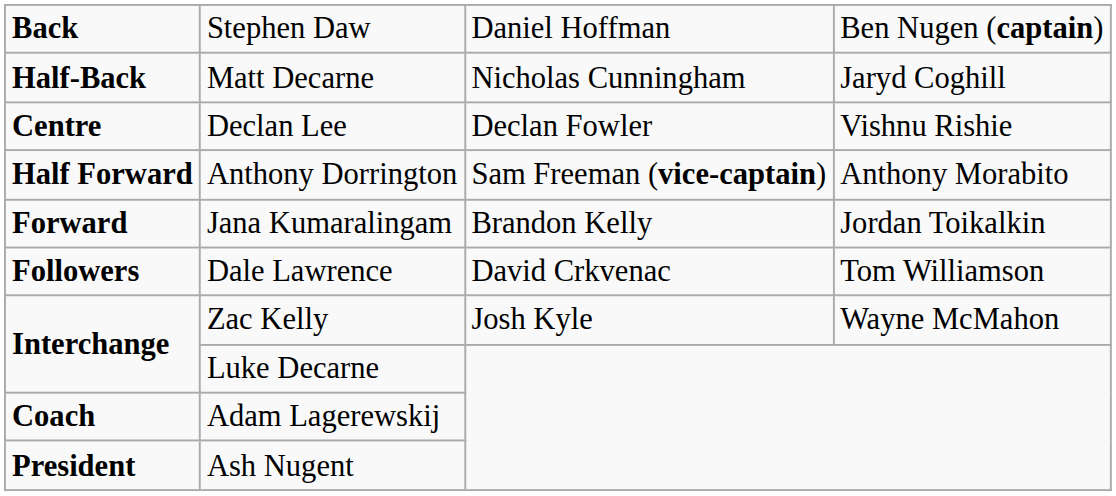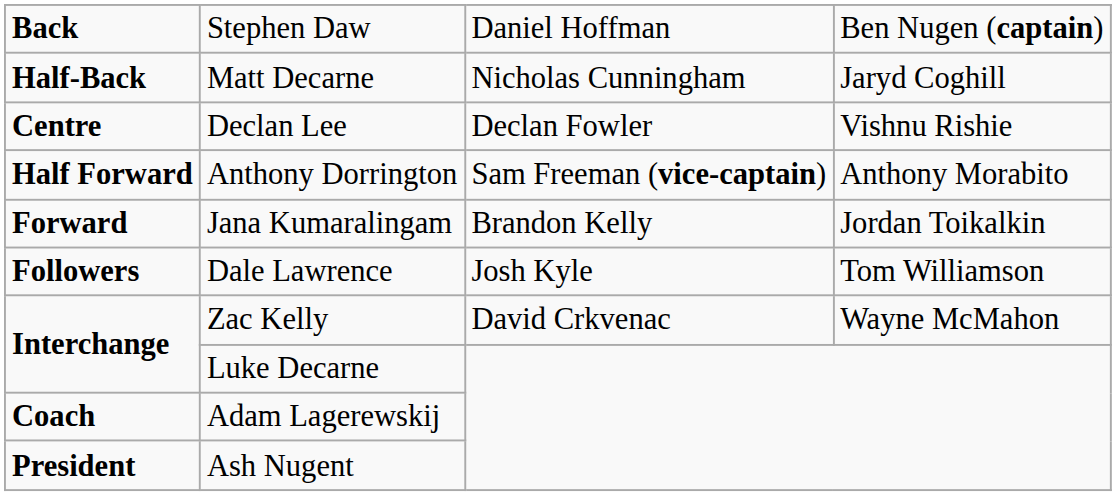(571, 271) David Crkvenac -> (532, 271) Josh Kyle
(532, 319) Josh Kyle -> (571, 319) David Crkvenac
